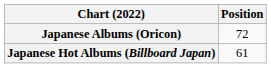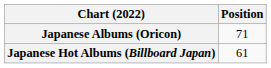(242, 33) 72 -> (242, 33) 71
